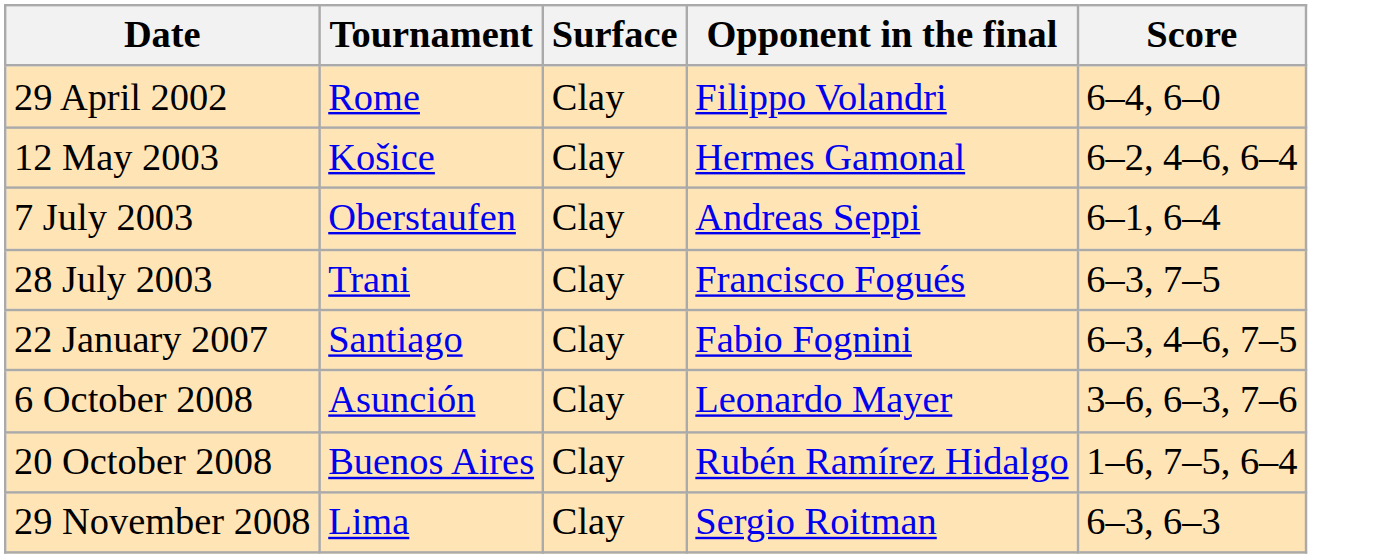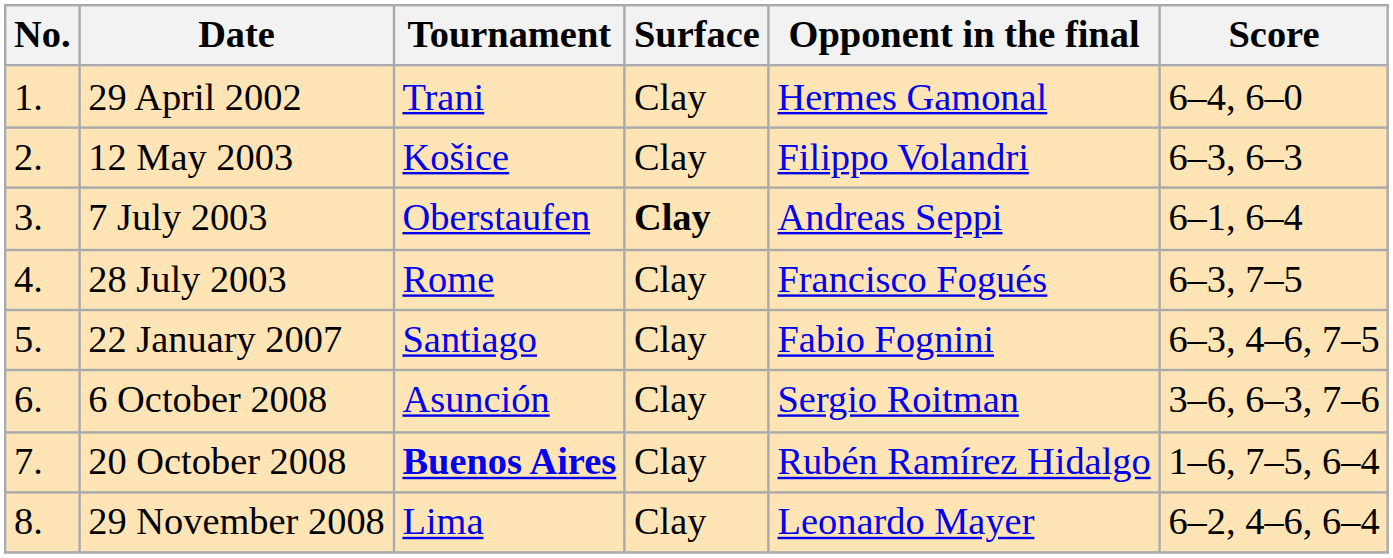+ column: (42, 34)
(374, 95) Rome -> (443, 95) Trani
(821, 95) Filippo Volandri -> (912, 95) Hermes Gamonal
(830, 156) Hermes Gamonal -> (903, 156) Filippo Volandri
(1192, 156) 6–2, 4–6, 6–4 -> (1236, 156) 6–3, 6–3
(588, 217) normal -> (672, 217) bold
(369, 278) Trani -> (448, 278) Rome
(824, 400) Leonardo Mayer -> (898, 400) Sergio Roitman
(431, 461) normal -> (509, 461) bold
(816, 522) Sergio Roitman -> (906, 522) Leonardo Mayer
(1153, 522) 6–3, 6–3 -> (1274, 522) 6–2, 4–6, 6–4
